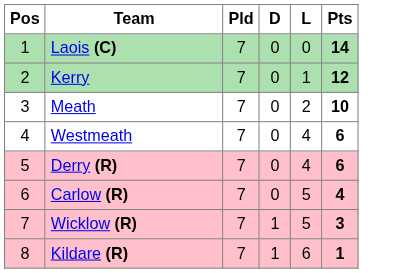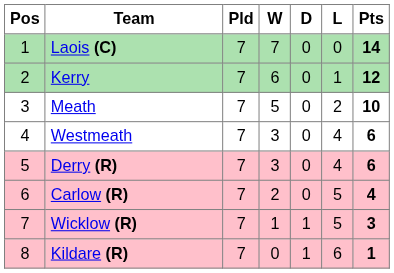+ column: (275, 19)
